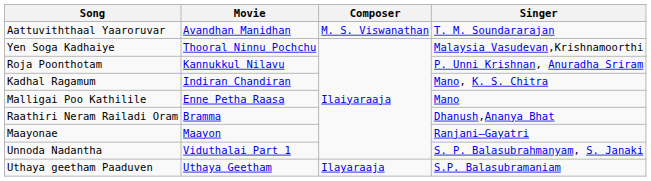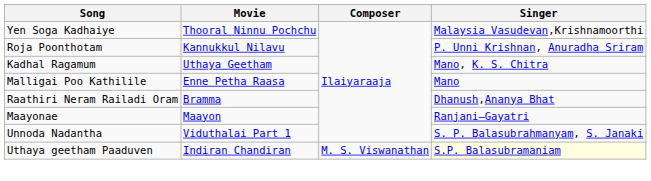- row: (86, 30)
(237, 82) Indiran Chandiran -> (227, 64) Uthaya Geetham
(227, 167) Uthaya Geetham -> (237, 150) Indiran Chandiran
(353, 167) Ilayaraaja -> (375, 150) M. S. Viswanathan
(497, 167) no background -> (497, 150) lightyellow background
